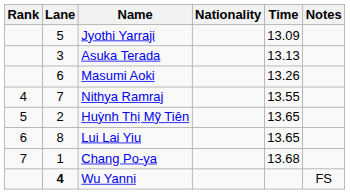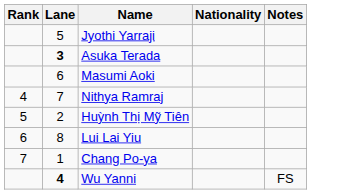- column: (284, 14)
(60, 55) normal -> (60, 55) bold
